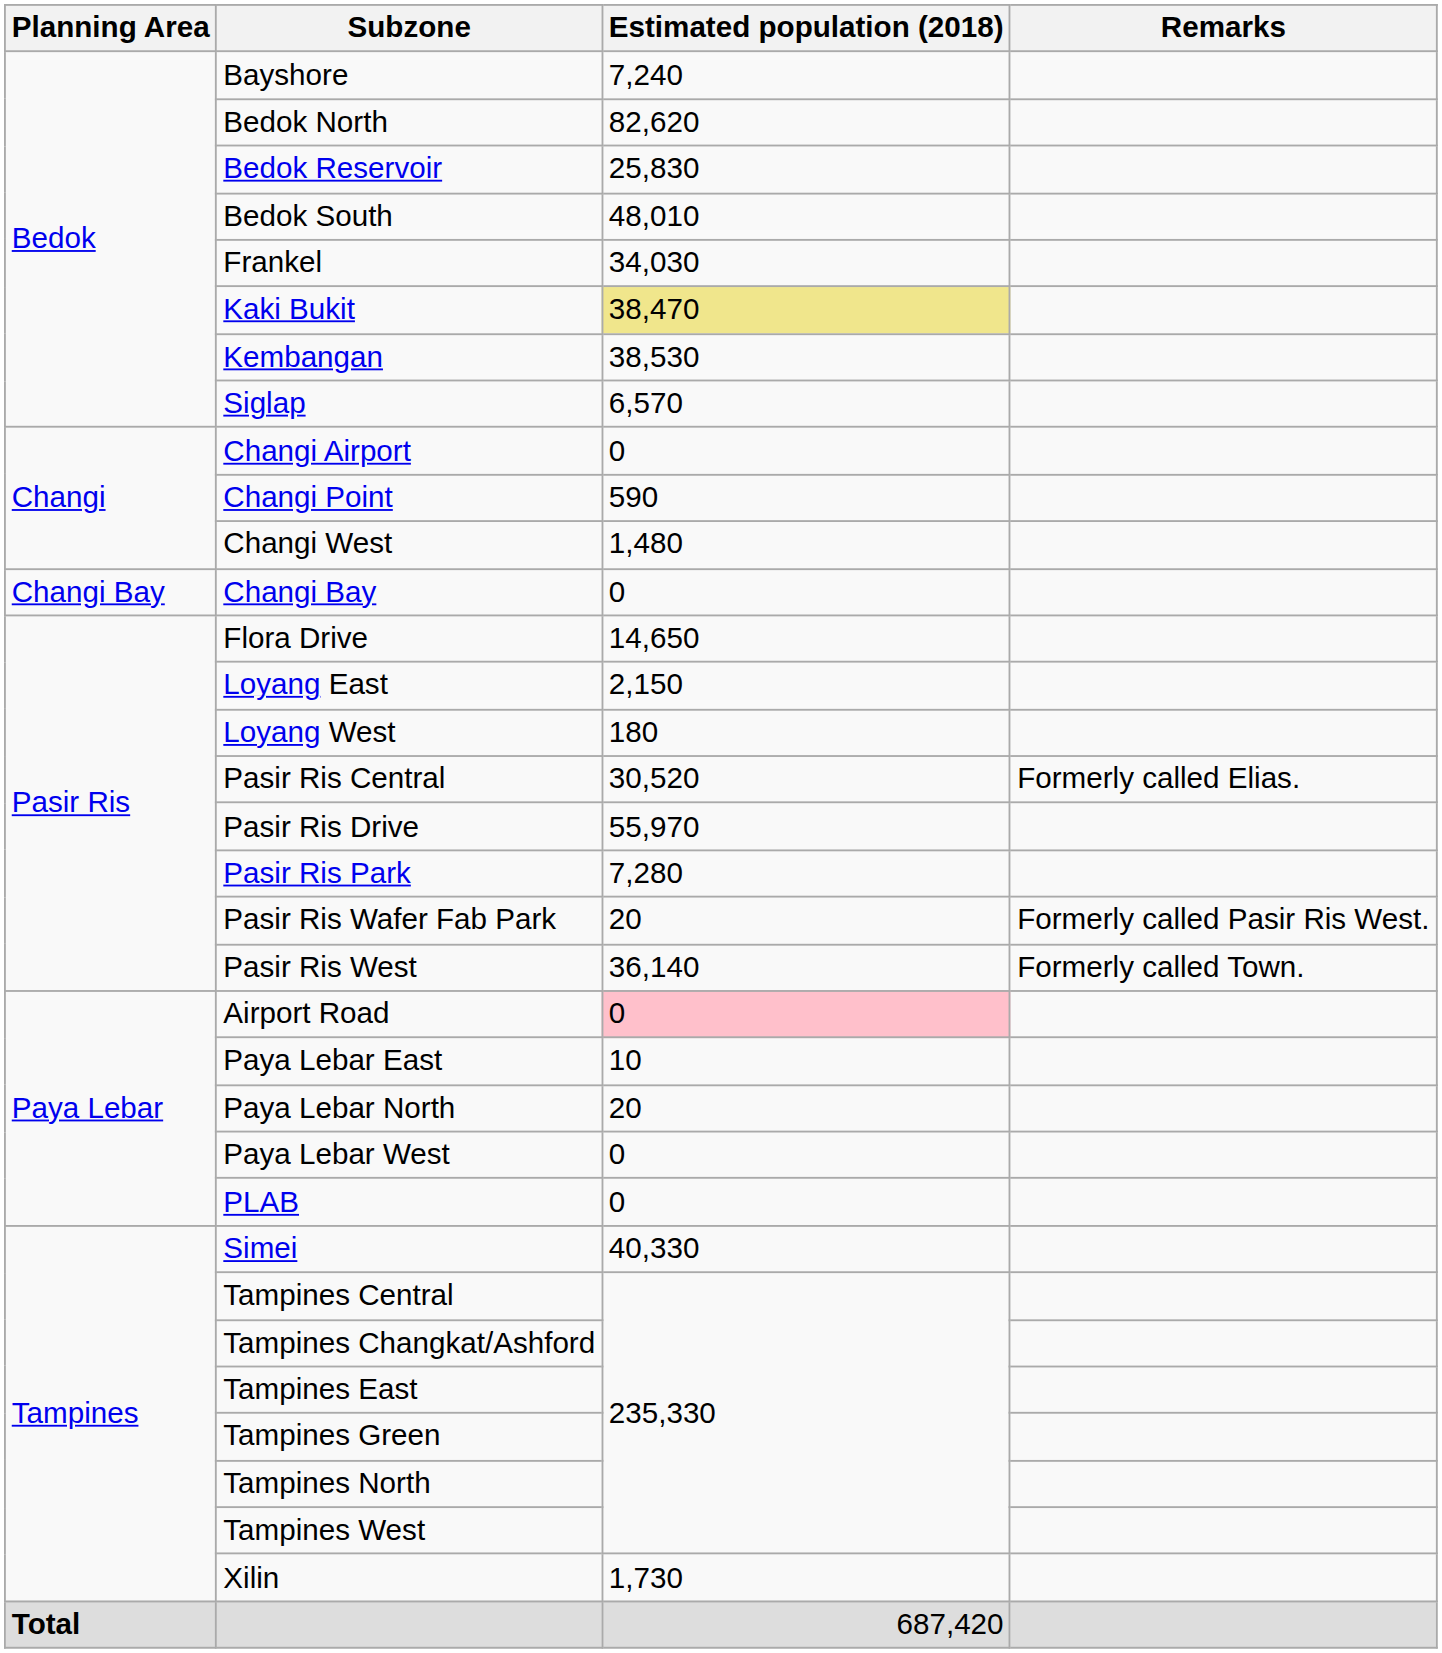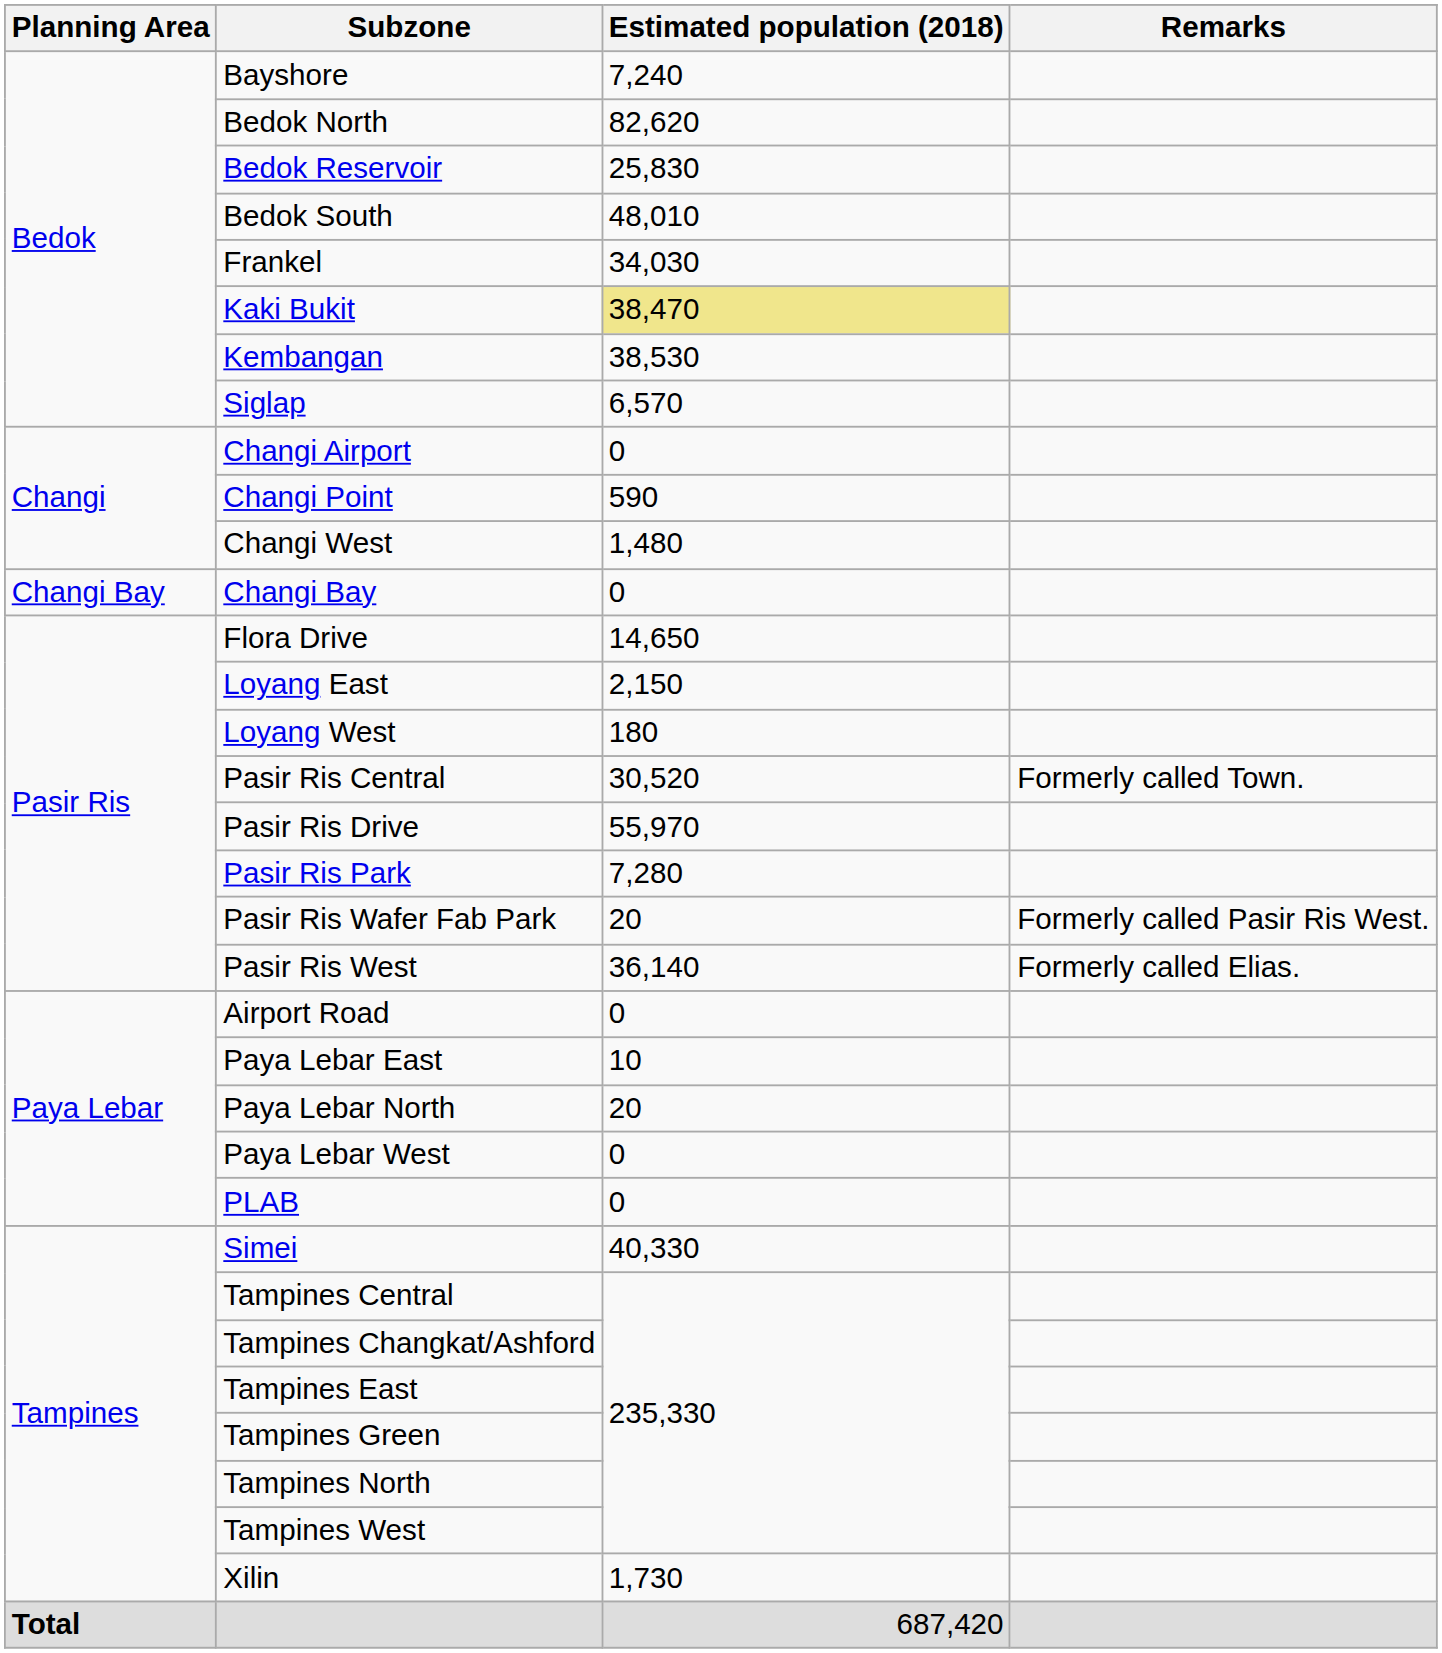(1159, 779) Formerly called Elias. -> (1161, 779) Formerly called Town.
(1161, 966) Formerly called Town. -> (1159, 966) Formerly called Elias.
(617, 1013) pink background -> (617, 1013) no background
